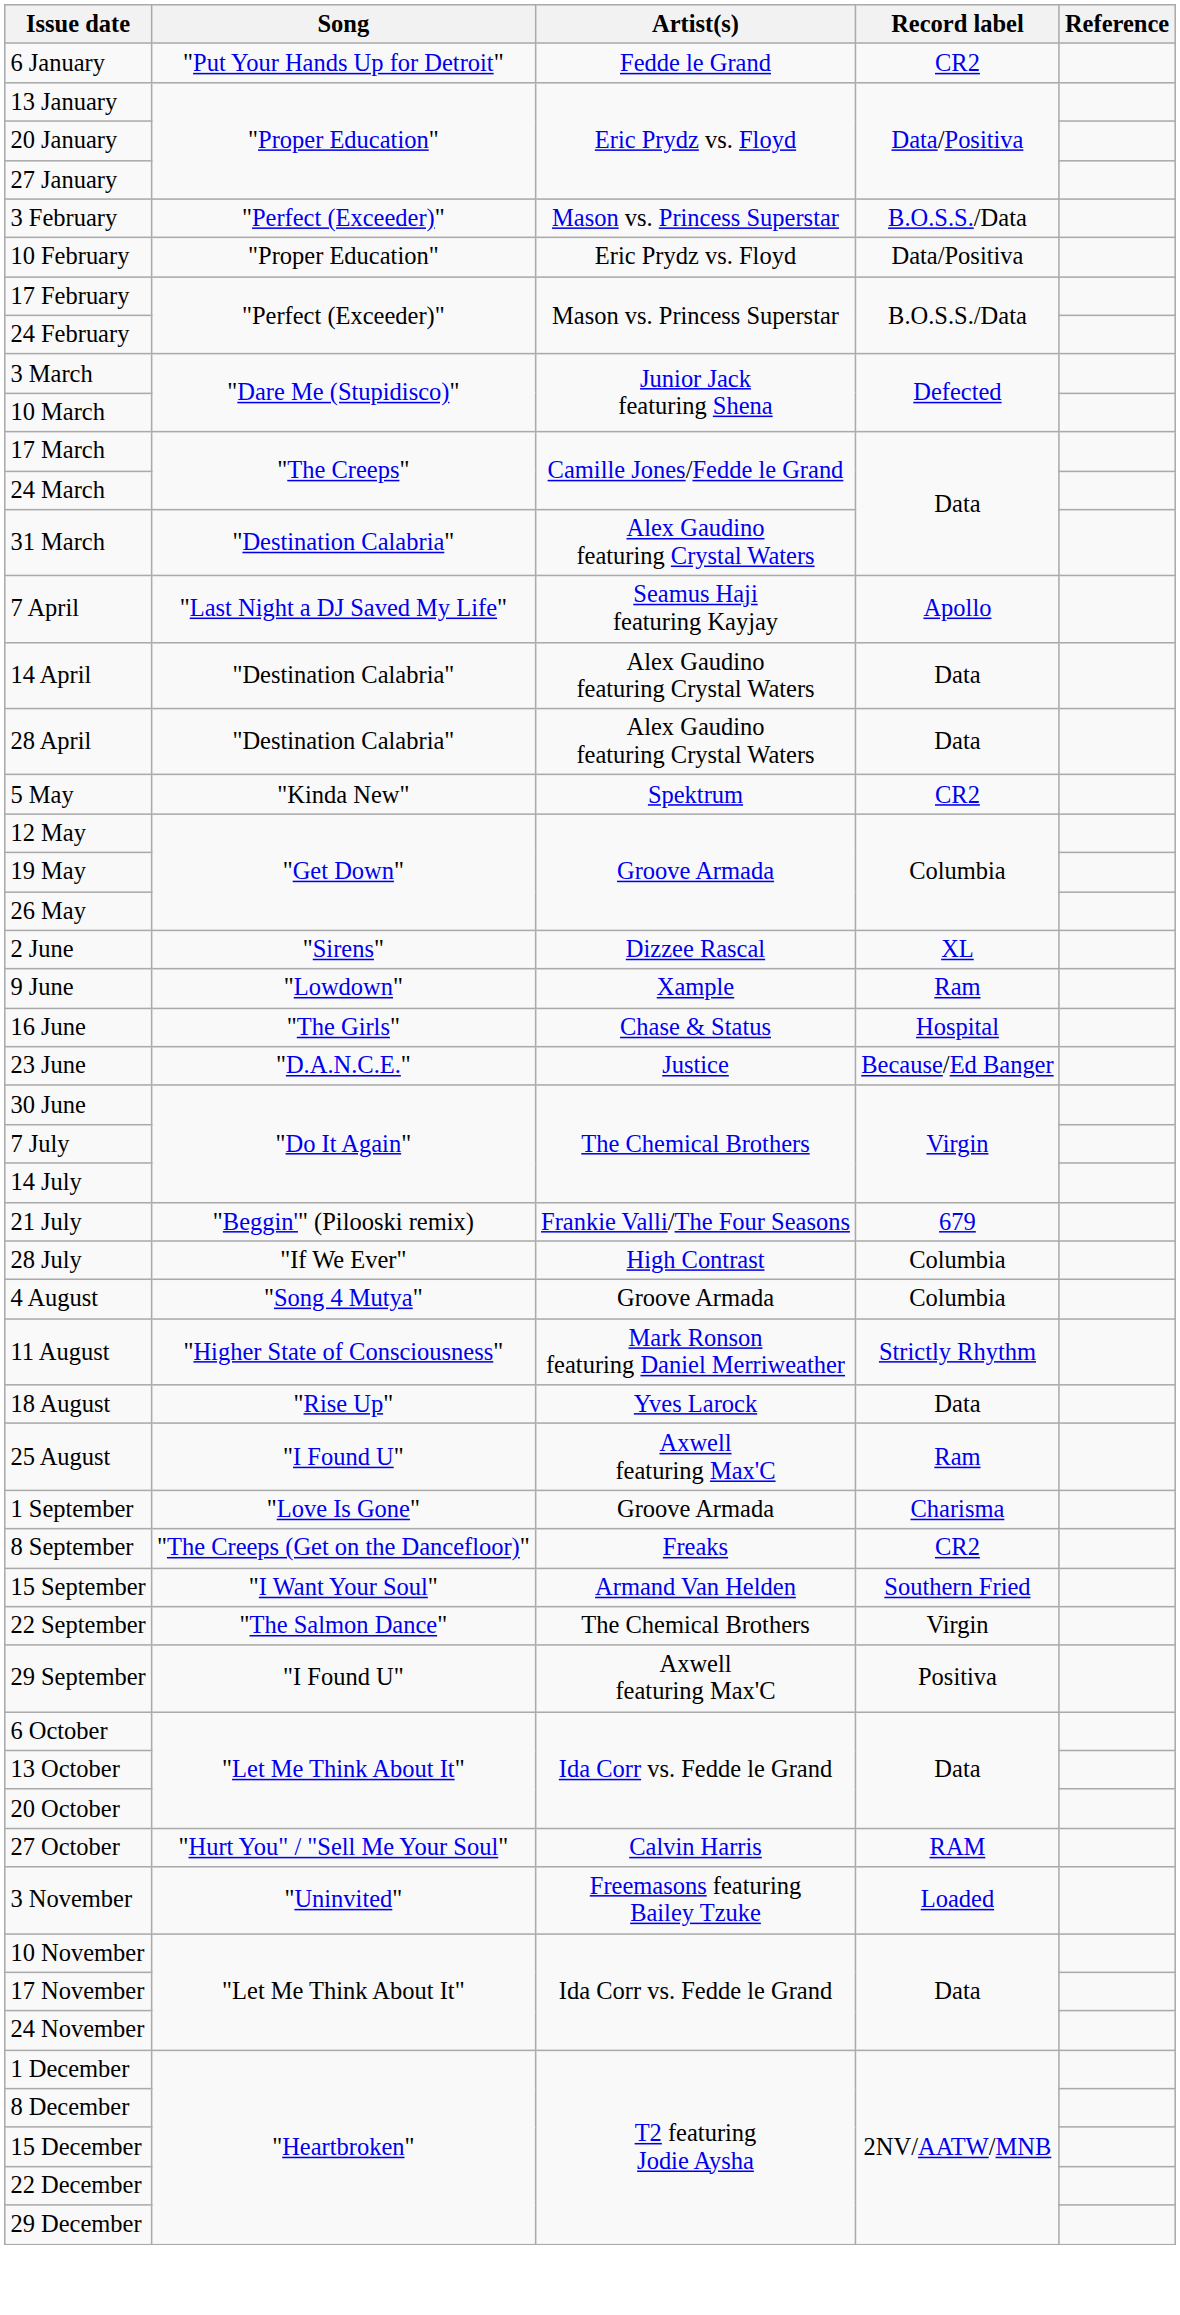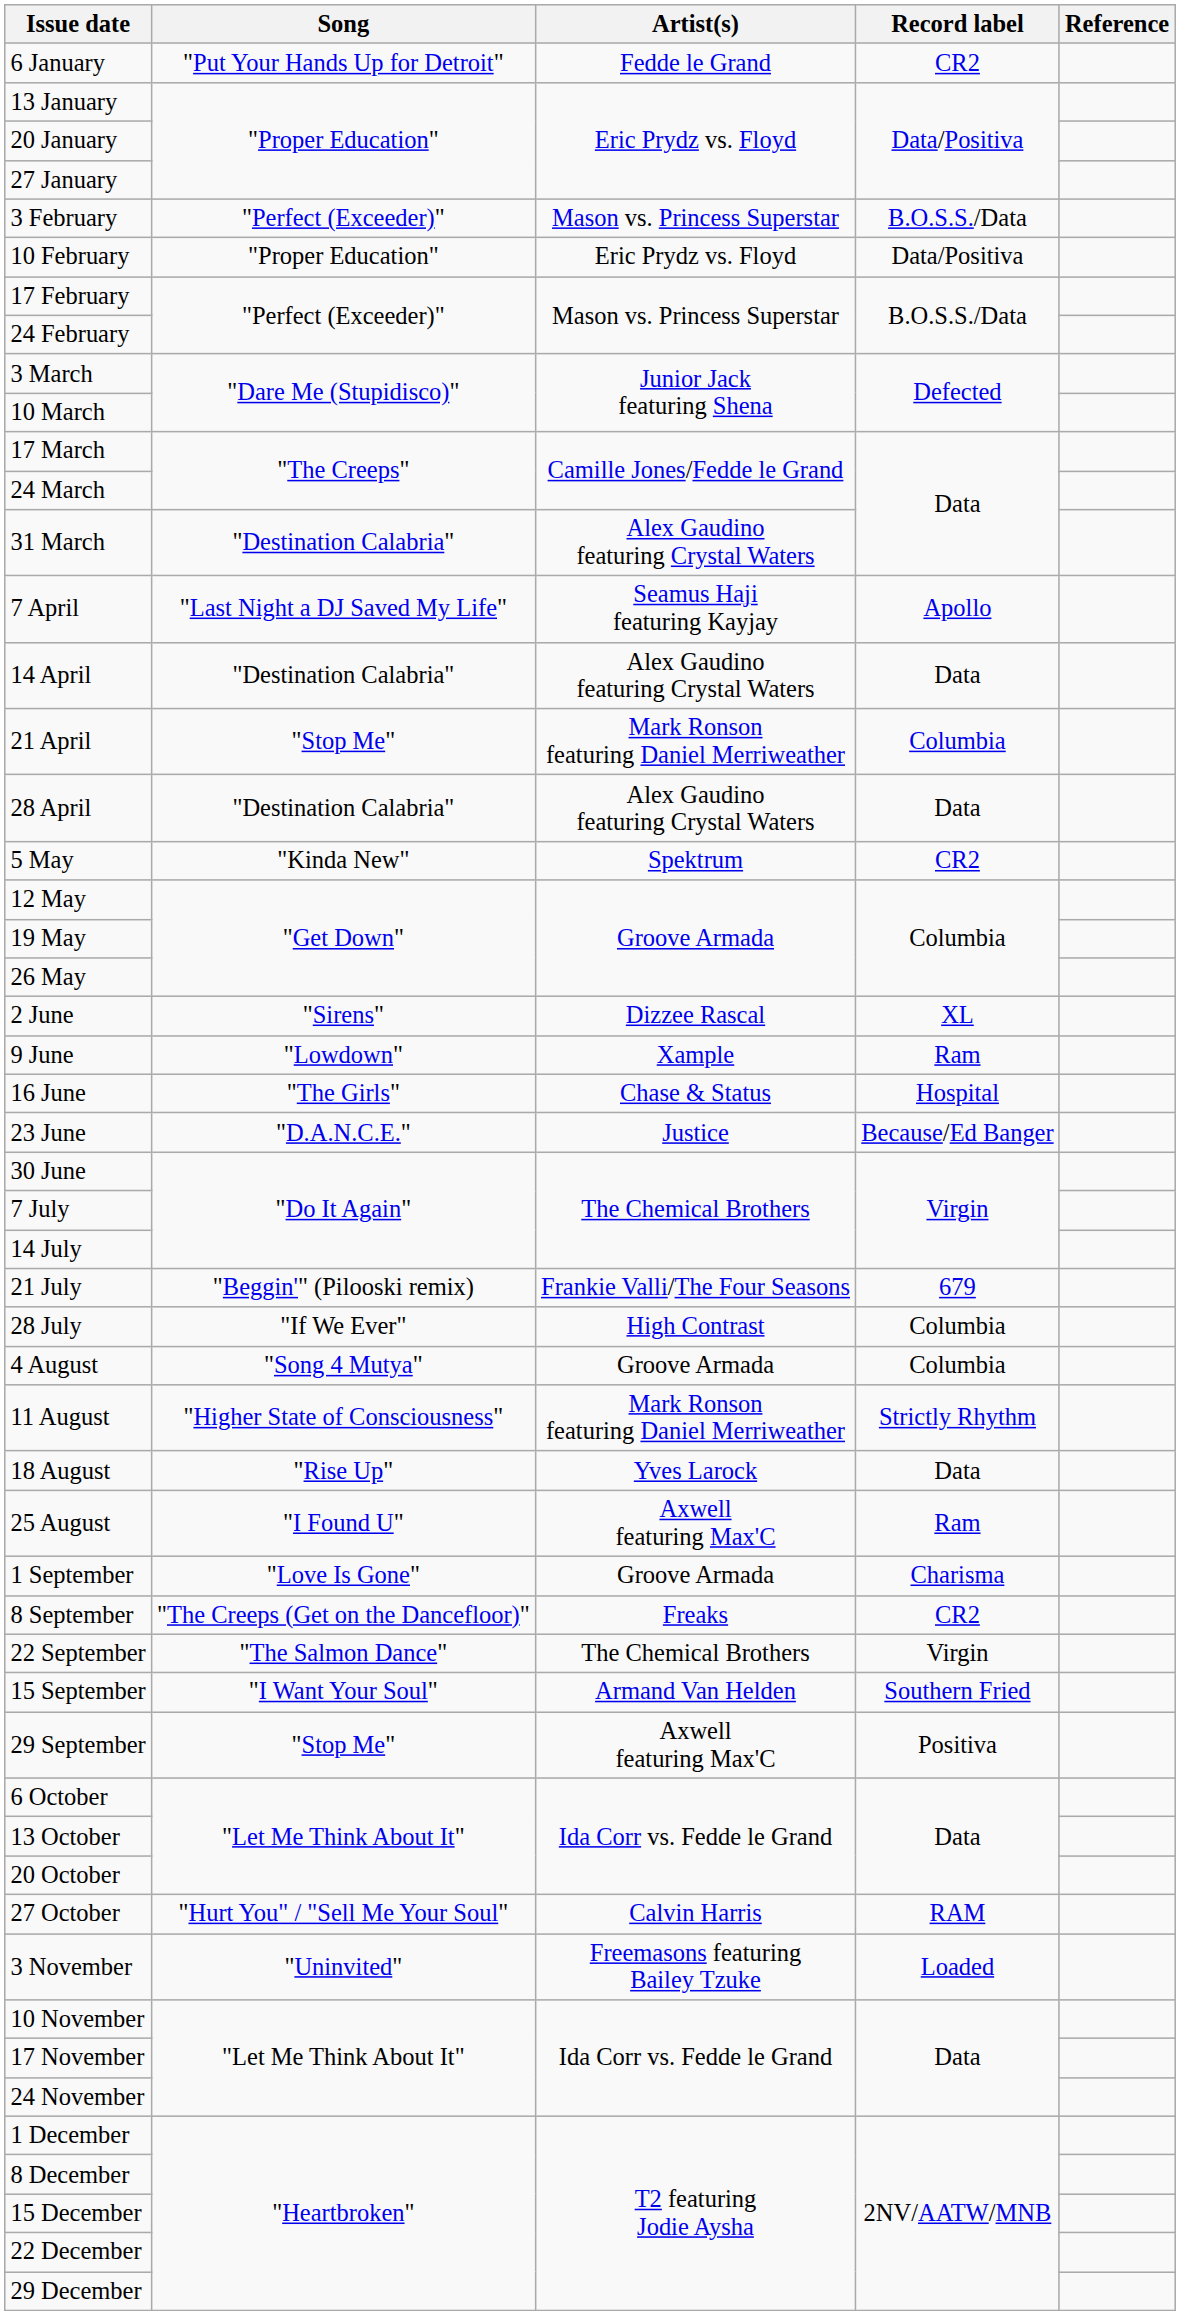+ row: (51, 741)
rows swapped: (78, 1586) <-> (78, 1625)
(343, 1678) "I Found U" -> (343, 1744) "Stop Me"
